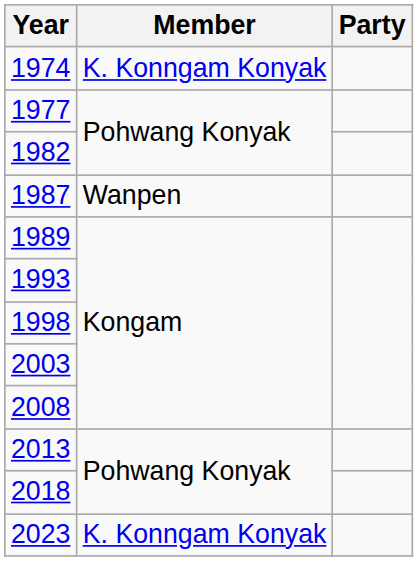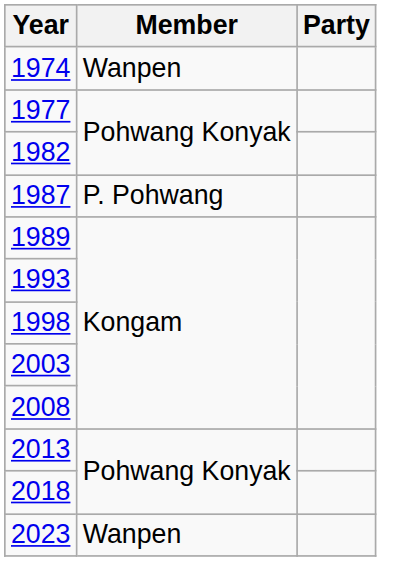(205, 68) K. Konngam Konyak -> (132, 68) Wanpen
(132, 195) Wanpen -> (153, 195) P. Pohwang
(205, 534) K. Konngam Konyak -> (132, 534) Wanpen
